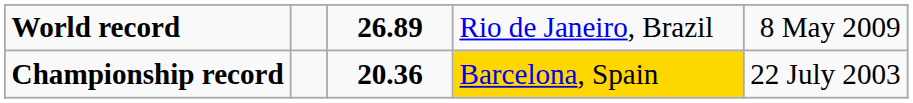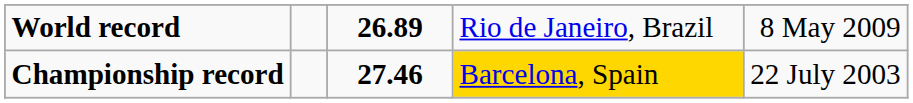(390, 73) 20.36 -> (390, 73) 27.46
